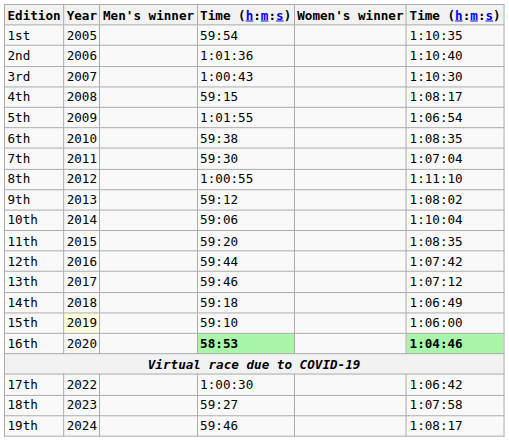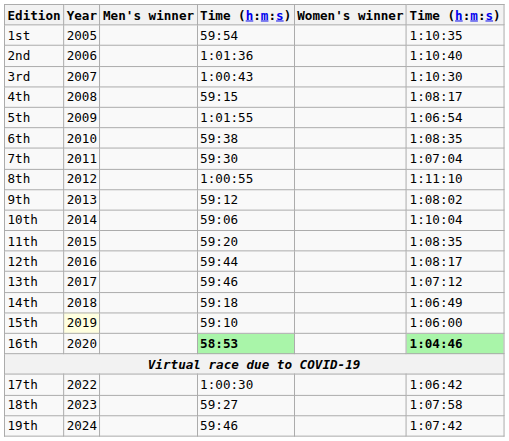(436, 261) 1:07:42 -> (436, 261) 1:08:17
(436, 426) 1:08:17 -> (436, 426) 1:07:42
